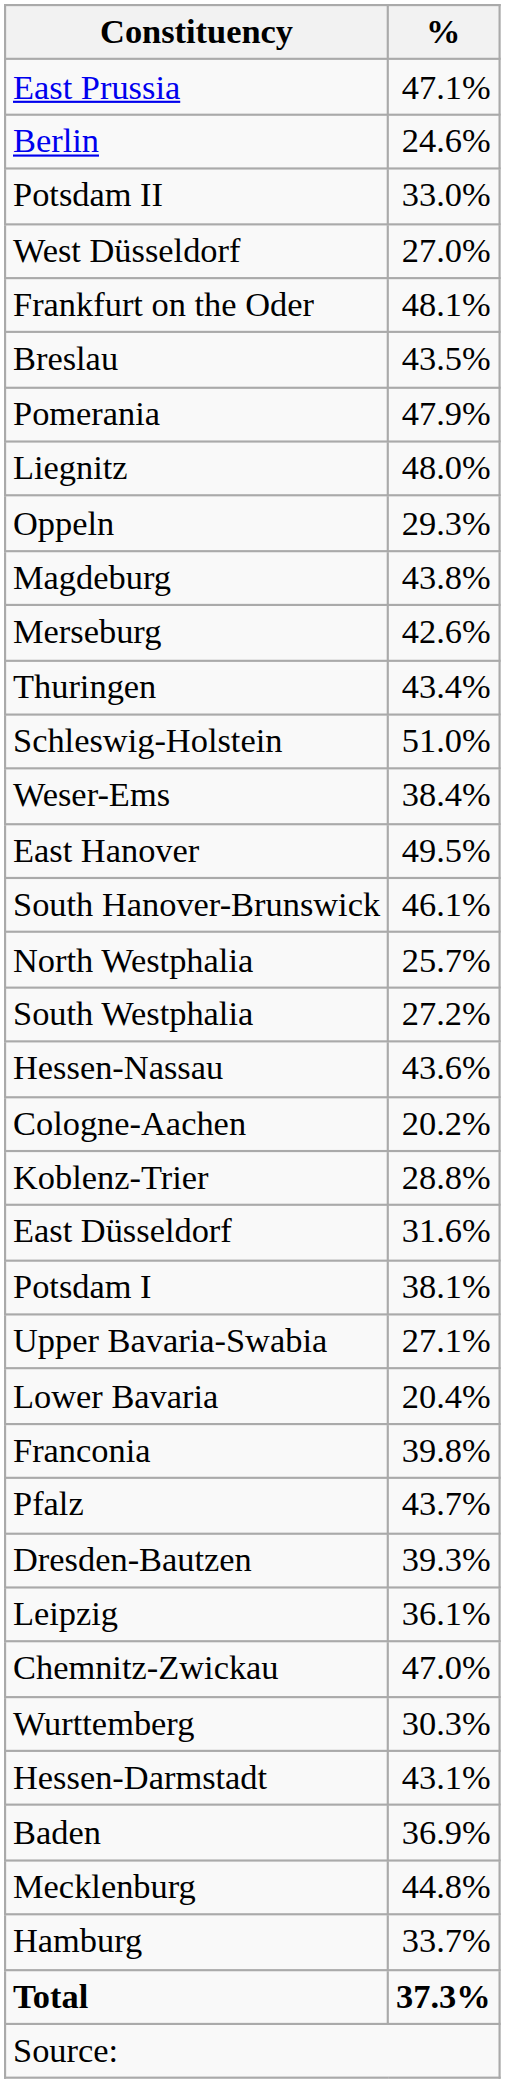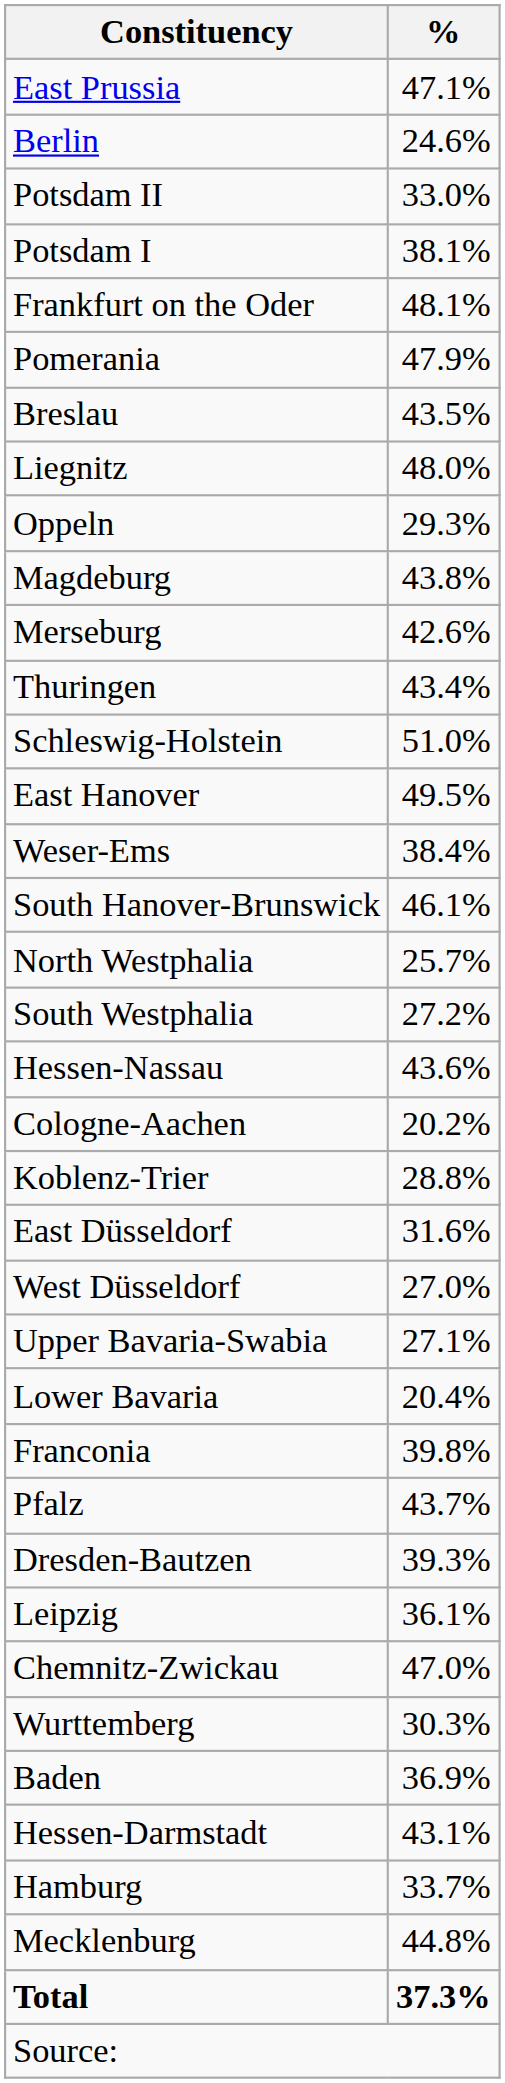rows swapped: (82, 1286) <-> (127, 250)
rows swapped: (87, 413) <-> (66, 359)
rows swapped: (92, 795) <-> (106, 850)
rows swapped: (57, 1832) <-> (140, 1777)
rows swapped: (78, 1941) <-> (104, 1886)
